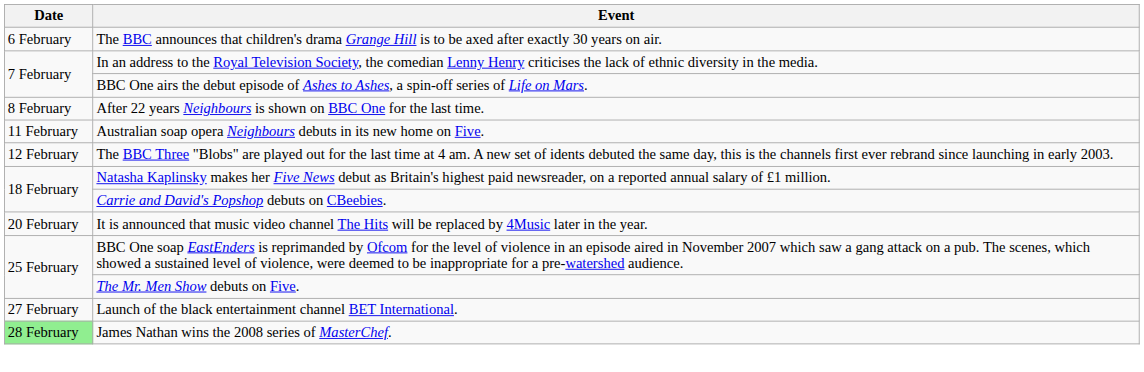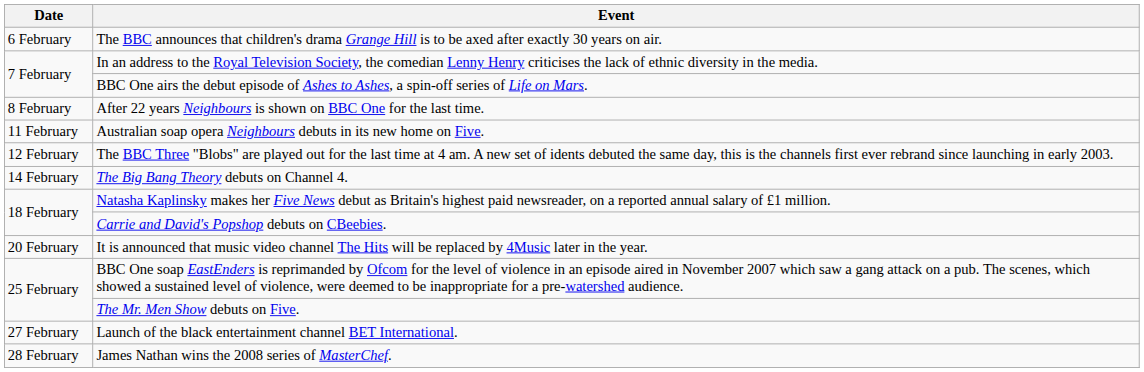+ row: (222, 177)
(43, 332) lightgreen background -> (43, 355) no background
